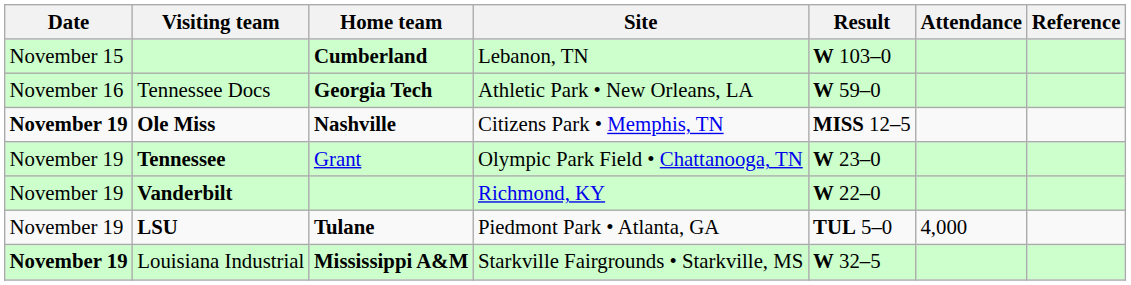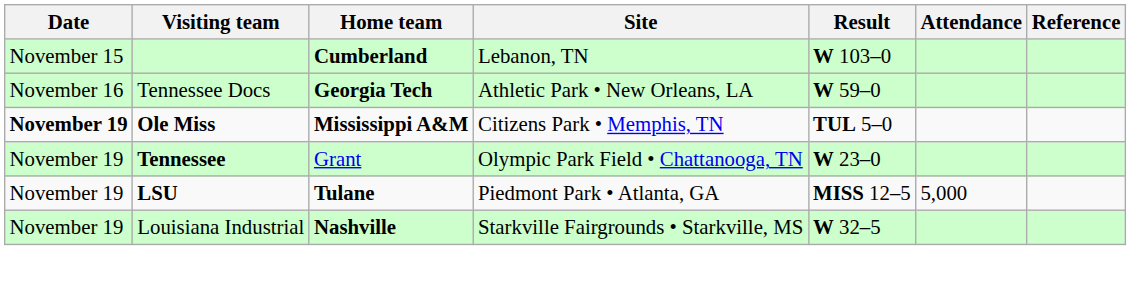(355, 124) Nashville -> (391, 124) Mississippi A&M
(862, 124) MISS 12–5 -> (853, 124) TUL 5–0
- row: (185, 193)
(853, 227) TUL 5–0 -> (862, 193) MISS 12–5
(944, 227) 4,000 -> (944, 193) 5,000
(69, 262) bold -> (66, 227) normal
(391, 262) Mississippi A&M -> (355, 227) Nashville
